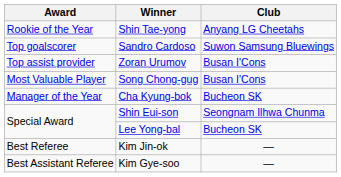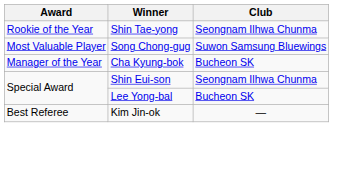(254, 29) Anyang LG Cheetahs -> (256, 29) Seongnam Ilhwa Chunma
- row: (157, 46)
- row: (152, 63)
(234, 79) Busan I'Cons -> (261, 46) Suwon Samsung Bluewings
- row: (149, 163)
